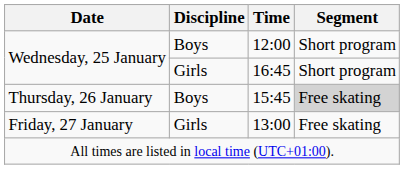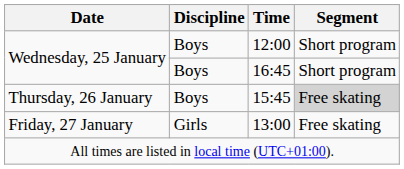(191, 71) Girls -> (191, 71) Boys
